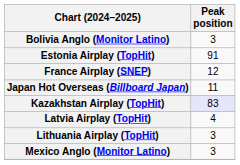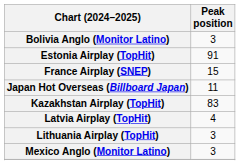(213, 71) 12 -> (213, 71) 15
(213, 103) lavender background -> (213, 103) no background
